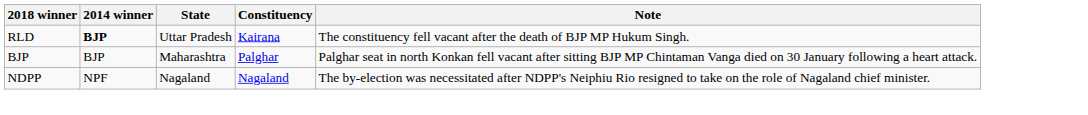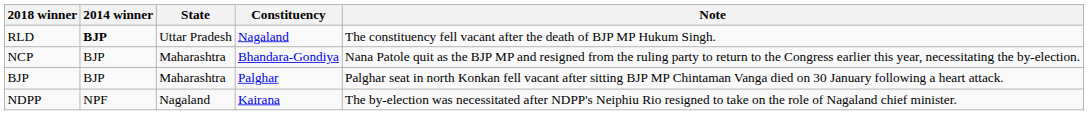(259, 36) Kairana -> (263, 36) Nagaland
+ row: (20, 57)
(263, 78) Nagaland -> (259, 99) Kairana
